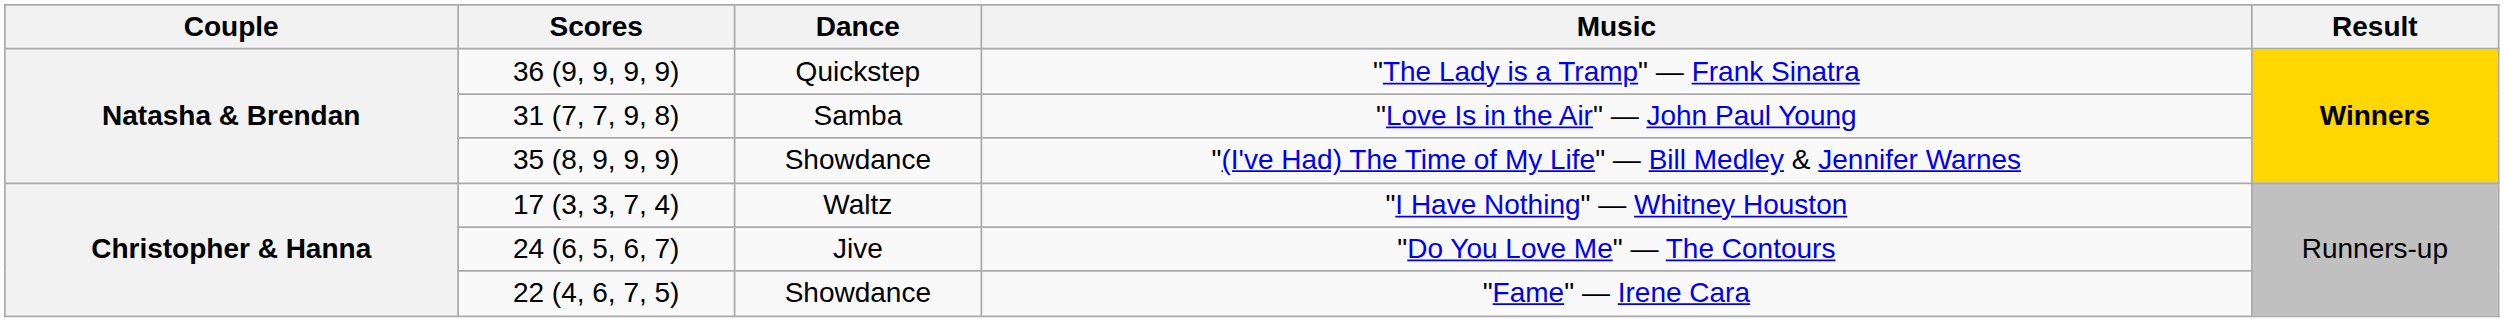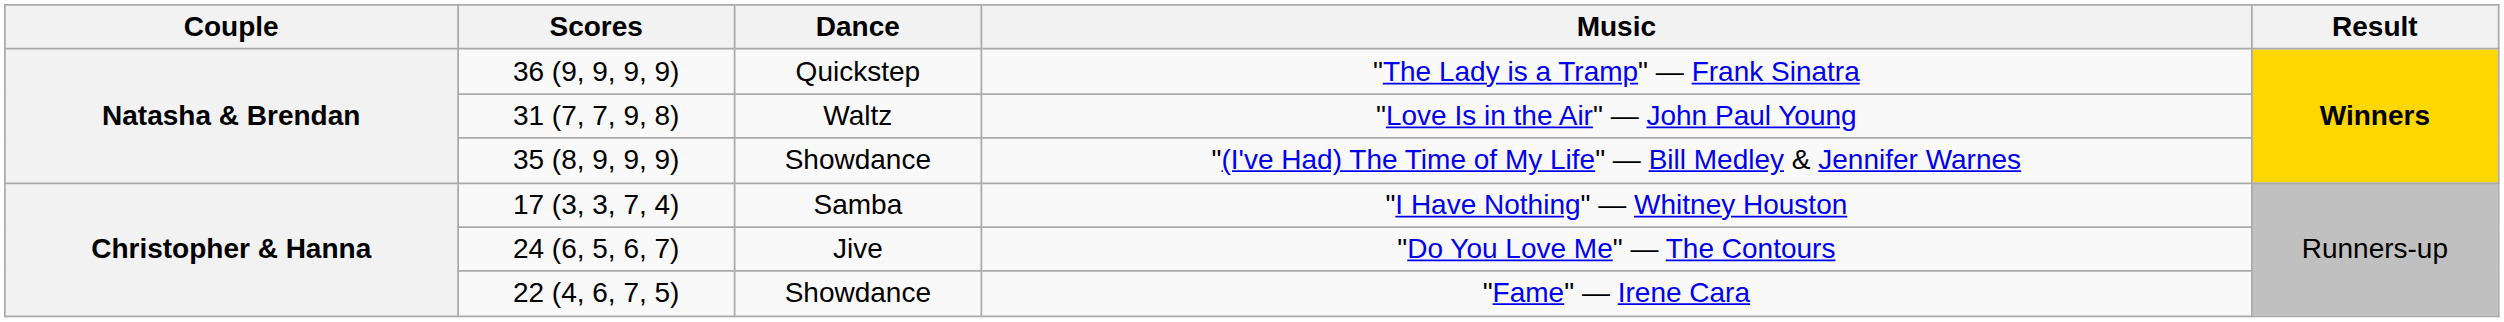(858, 115) Samba -> (858, 115) Waltz
(858, 204) Waltz -> (858, 204) Samba
